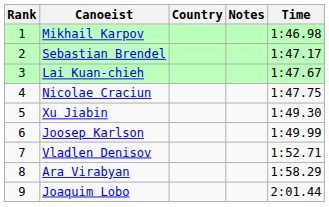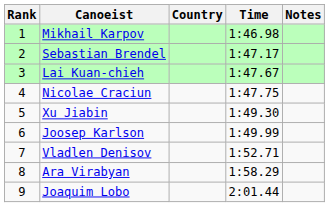columns swapped: (296, 14) <-> (247, 14)
